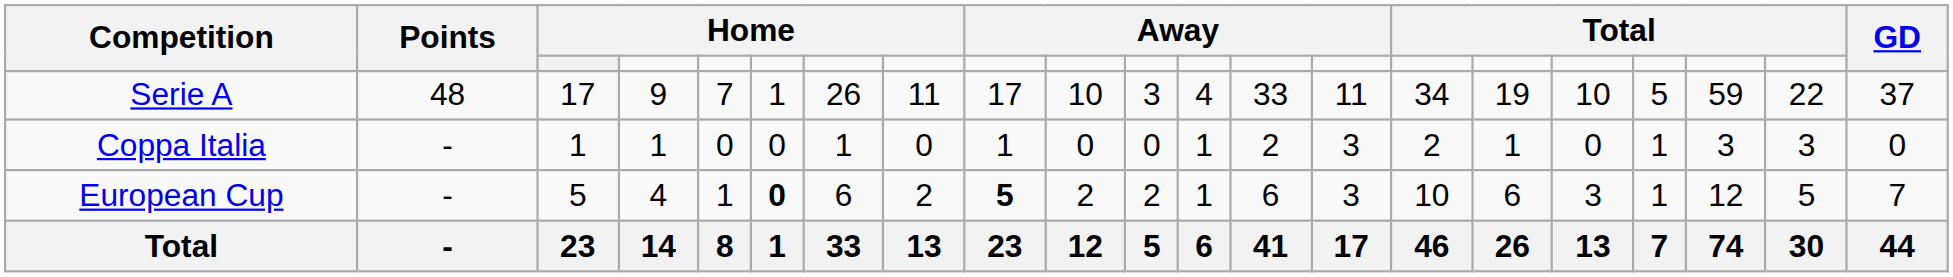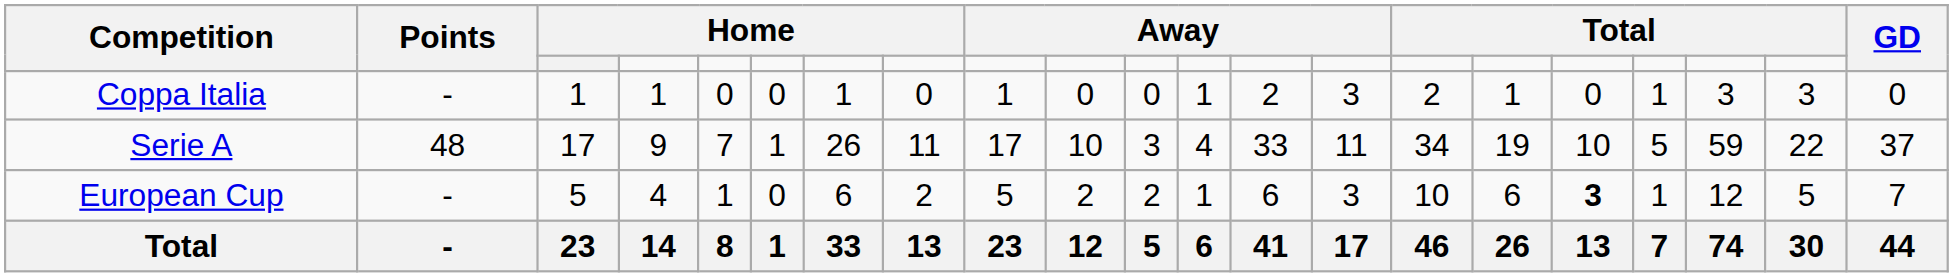rows swapped: (181, 95) <-> (181, 145)
(777, 195) bold -> (777, 195) normal
(1005, 195) bold -> (1005, 195) normal
(1593, 195) normal -> (1593, 195) bold
